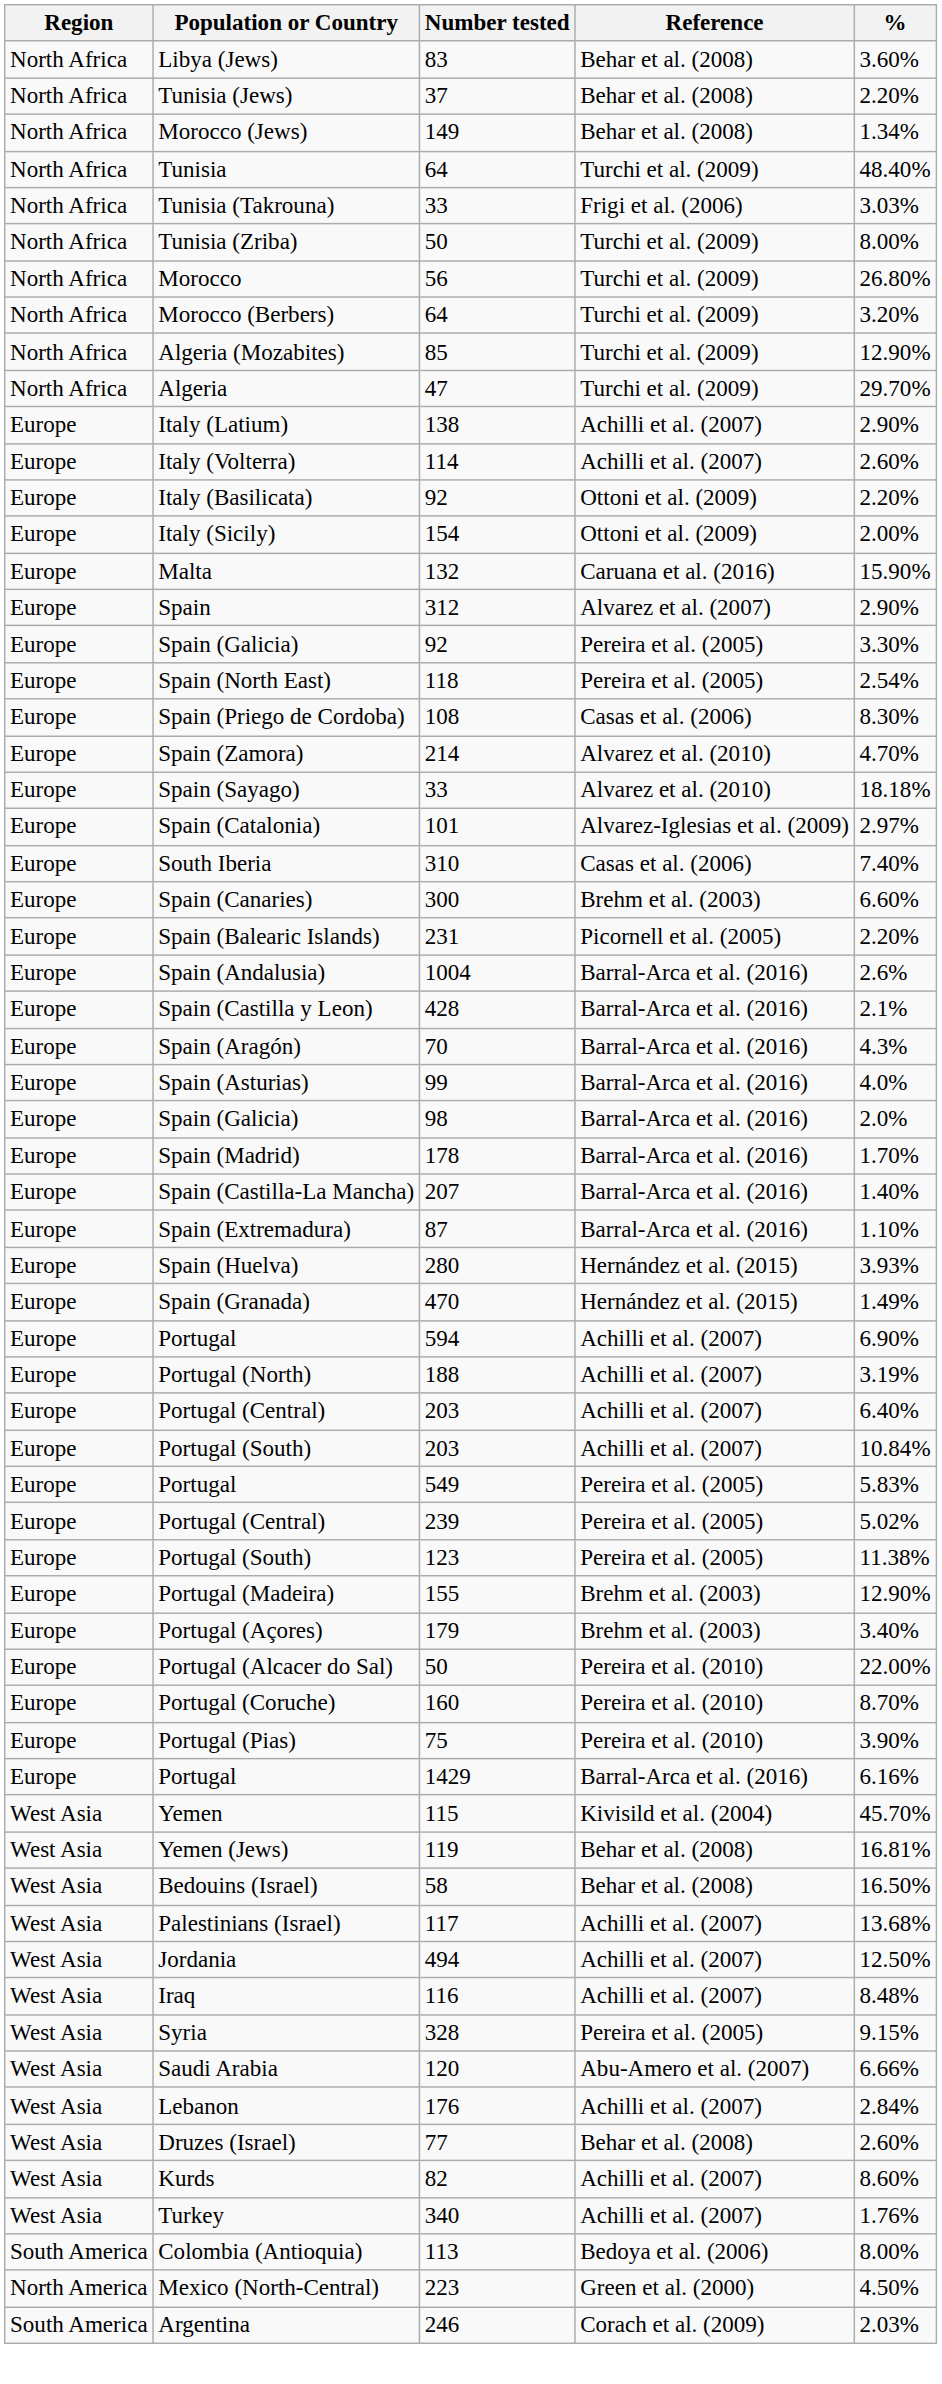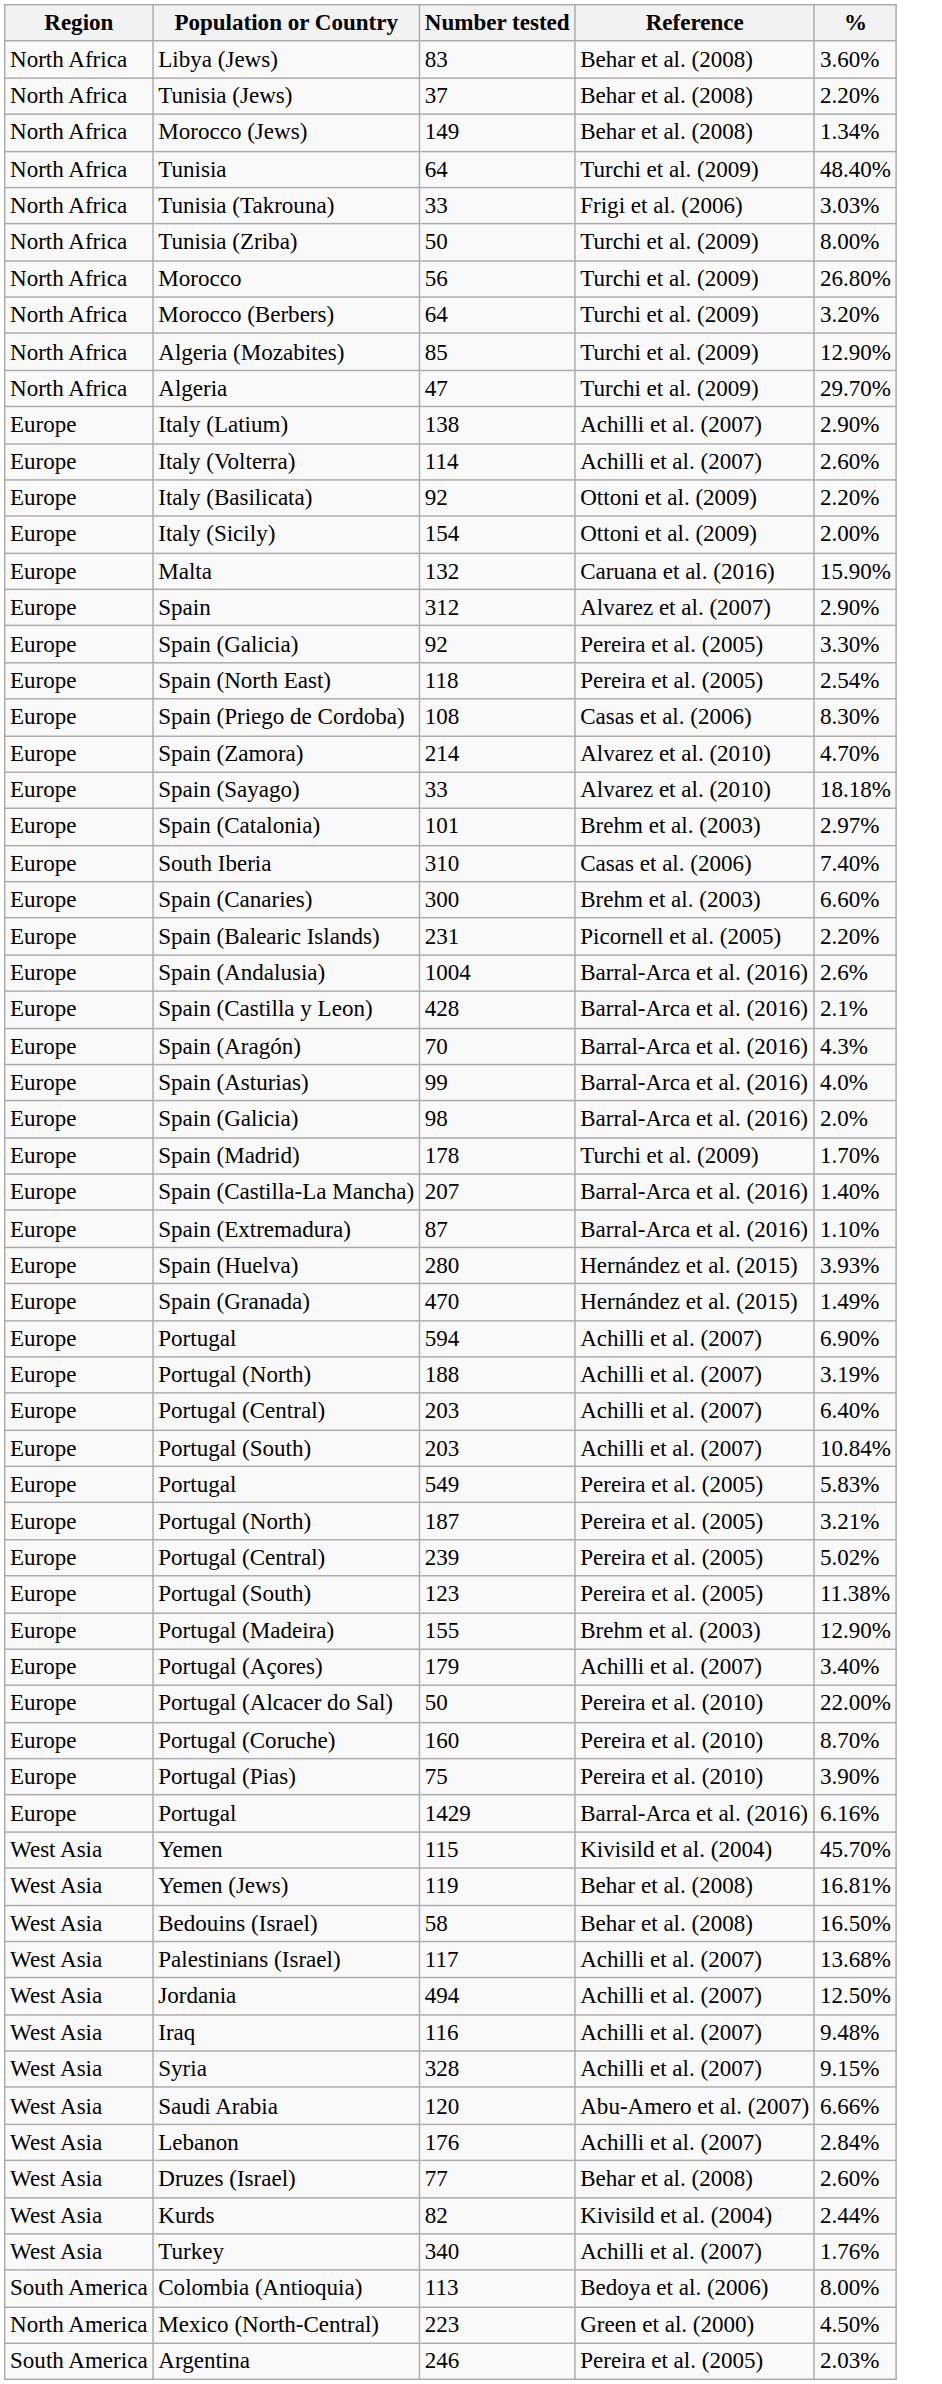(715, 826) Alvarez-Iglesias et al. (2009) -> (670, 826) Brehm et al. (2003)
(694, 1155) Barral-Arca et al. (2016) -> (669, 1155) Turchi et al. (2009)
+ row: (235, 1520)
(670, 1630) Brehm et al. (2003) -> (671, 1667) Achilli et al. (2007)
(889, 1995) 8.48% -> (850, 2032) 9.48%
(672, 2032) Pereira et al. (2005) -> (671, 2069) Achilli et al. (2007)
(671, 2178) Achilli et al. (2007) -> (676, 2215) Kivisild et al. (2004)
(889, 2178) 8.60% -> (850, 2215) 2.44%
(672, 2324) Corach et al. (2009) -> (672, 2361) Pereira et al. (2005)
